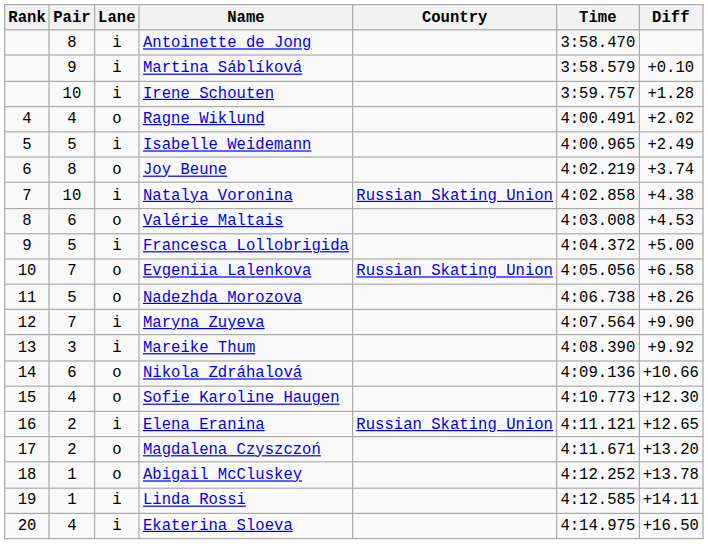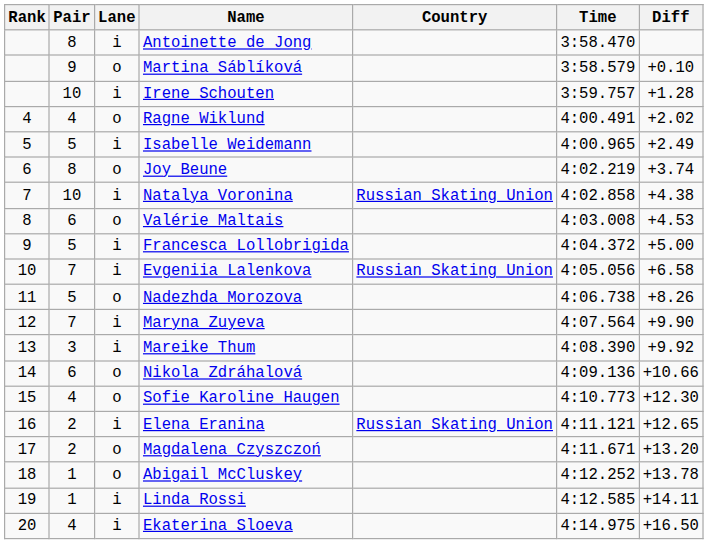(117, 68) i -> (117, 68) o
(117, 272) o -> (117, 272) i
